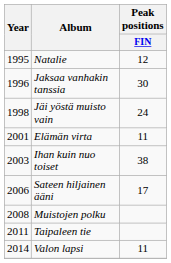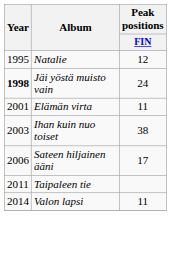- row: (71, 83)
(18, 113) normal -> (18, 83) bold
- row: (70, 214)
